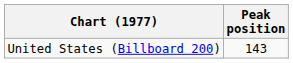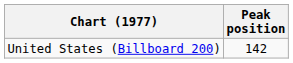(256, 48) 143 -> (256, 48) 142
